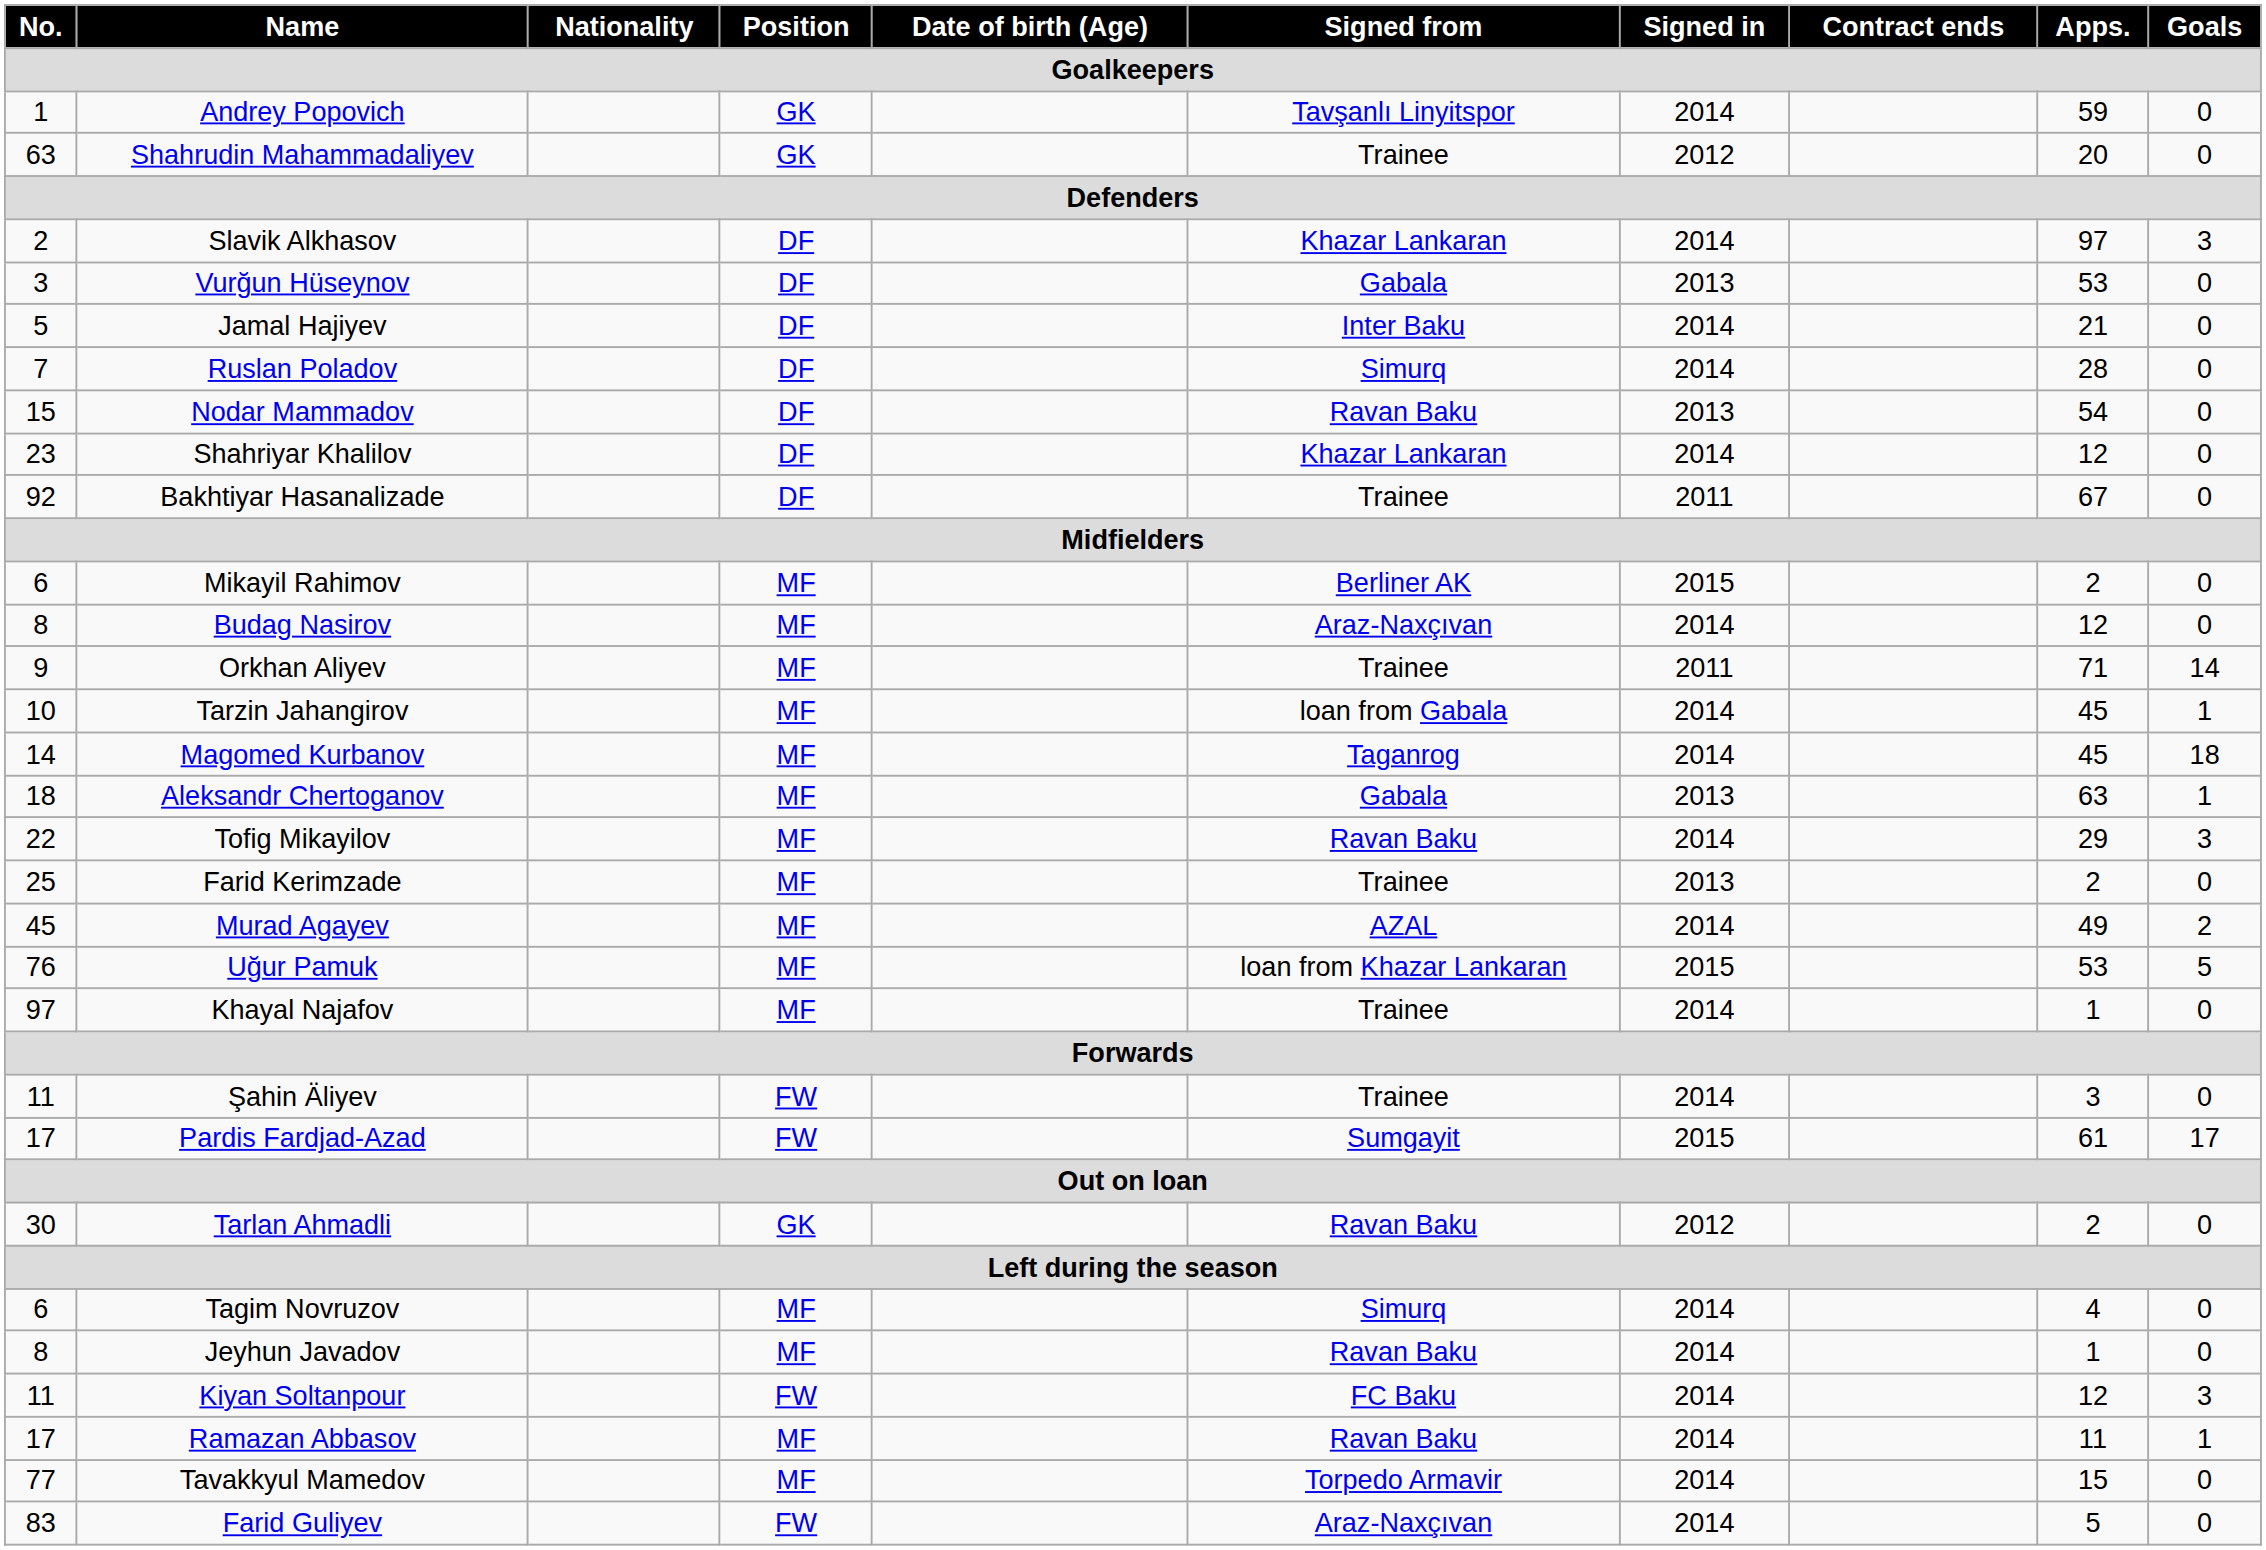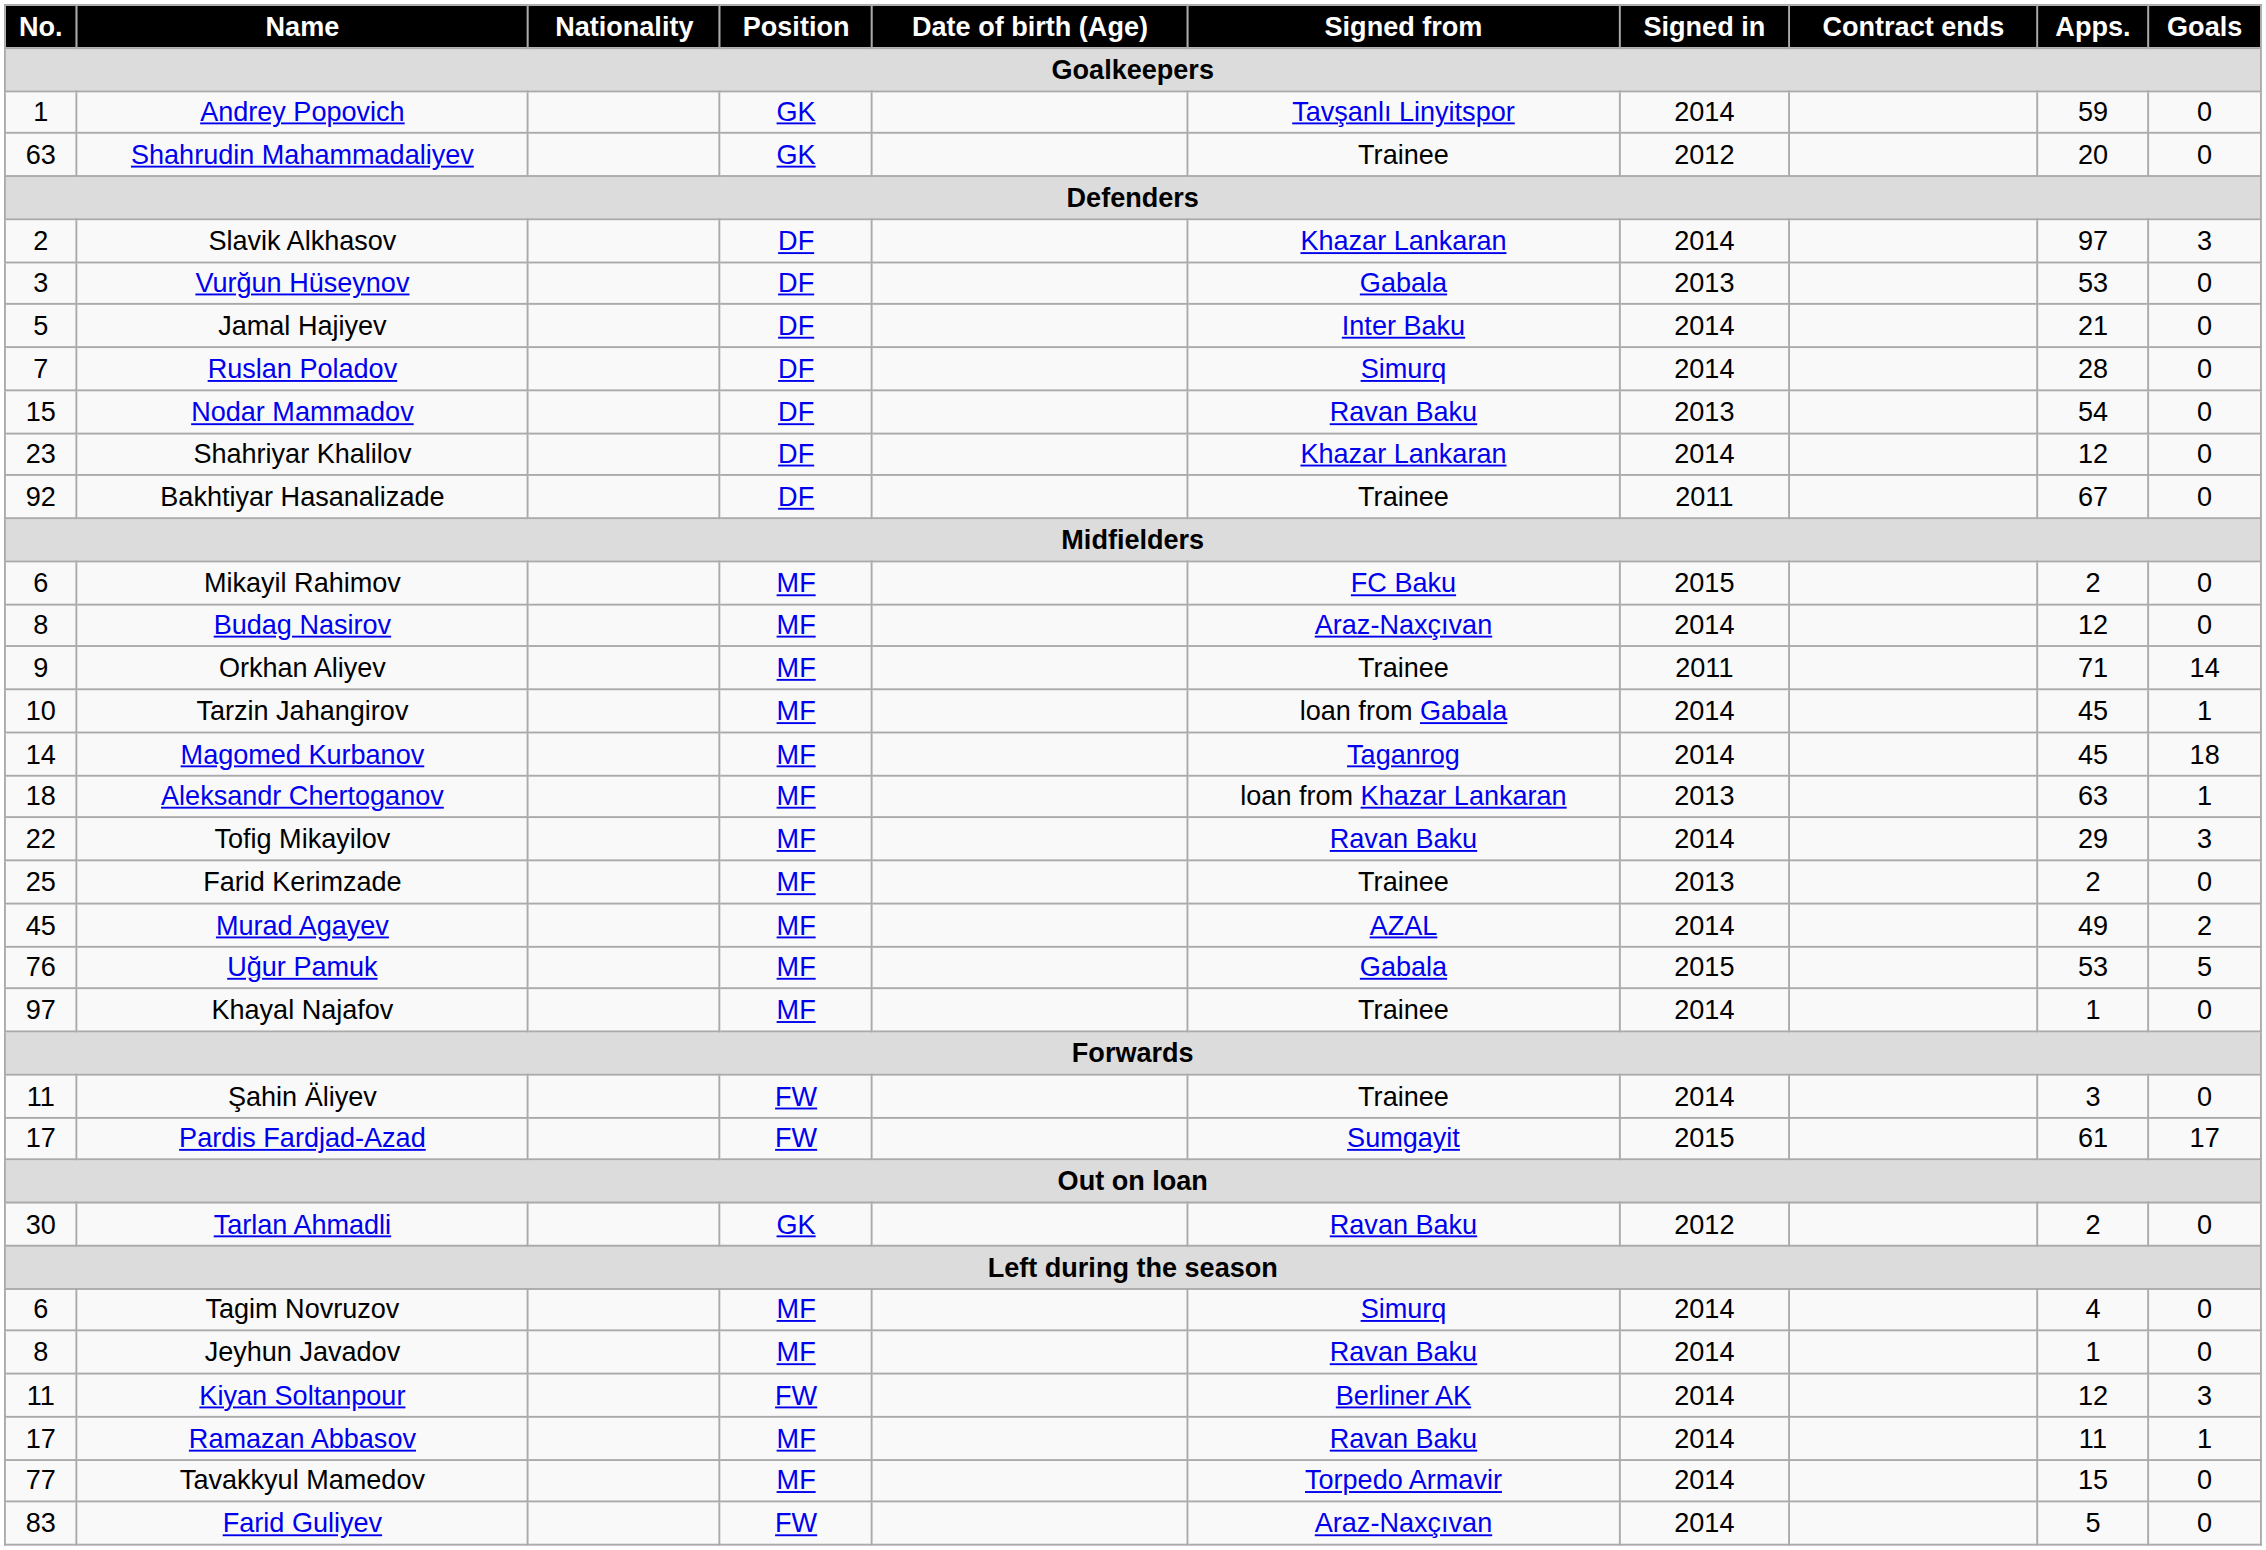(1403, 583) Berliner AK -> (1403, 583) FC Baku
(1403, 797) Gabala -> (1403, 797) loan from Khazar Lankaran
(1403, 968) loan from Khazar Lankaran -> (1403, 968) Gabala
(1403, 1395) FC Baku -> (1403, 1395) Berliner AK
